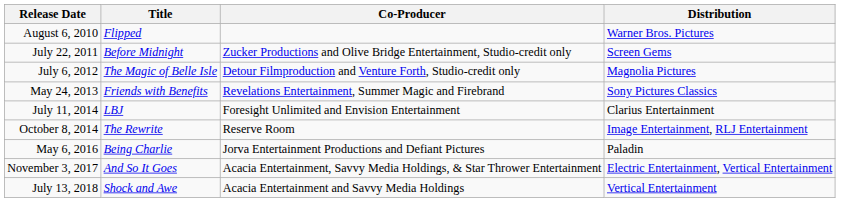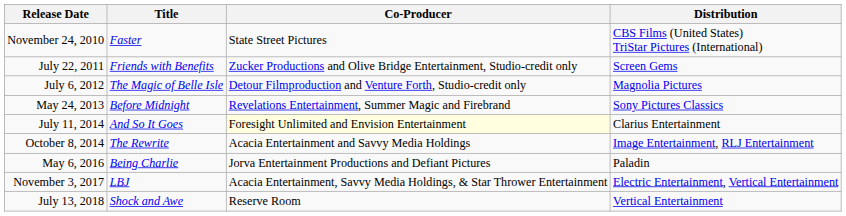- row: (61, 33)
+ row: (56, 40)
(143, 52) Before Midnight -> (162, 66) Friends with Benefits
(156, 91) Friends with Benefits -> (150, 104) Before Midnight
(113, 110) LBJ -> (146, 124) And So It Goes
(341, 110) no background -> (347, 124) lightyellow background
(259, 129) Reserve Room -> (350, 143) Acacia Entertainment and Savvy Media Holdings
(140, 168) And So It Goes -> (120, 182) LBJ
(343, 187) Acacia Entertainment and Savvy Media Holdings -> (265, 201) Reserve Room
